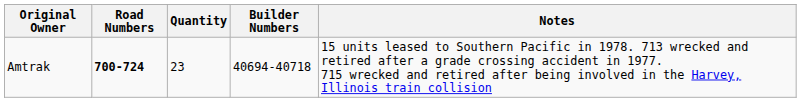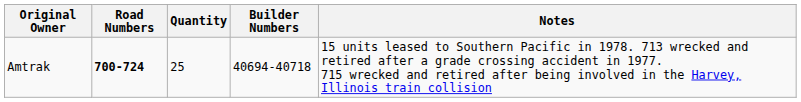(177, 68) 23 -> (177, 68) 25
